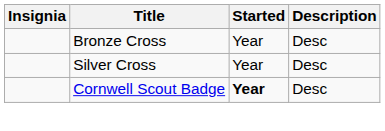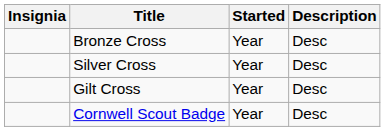+ row: (107, 89)
(248, 89) bold -> (248, 114) normal
